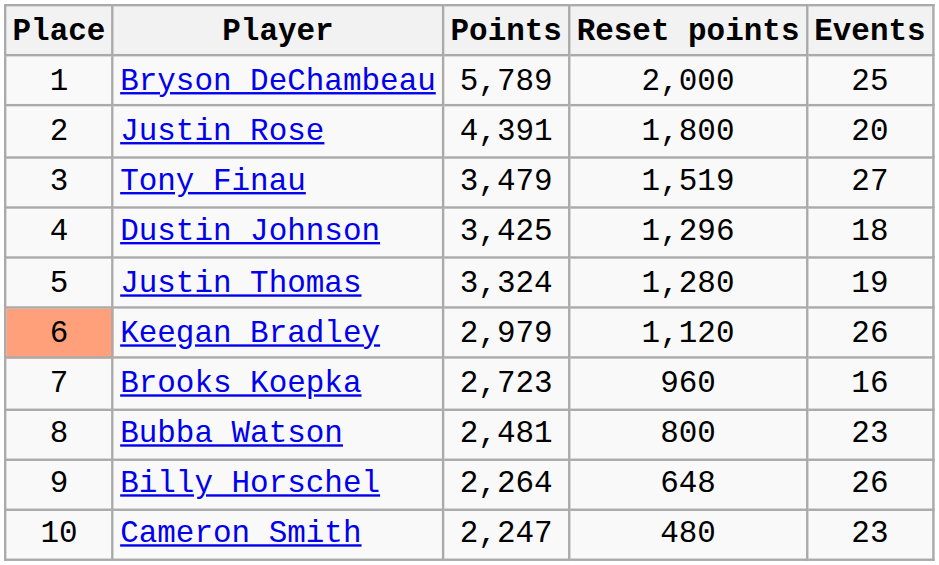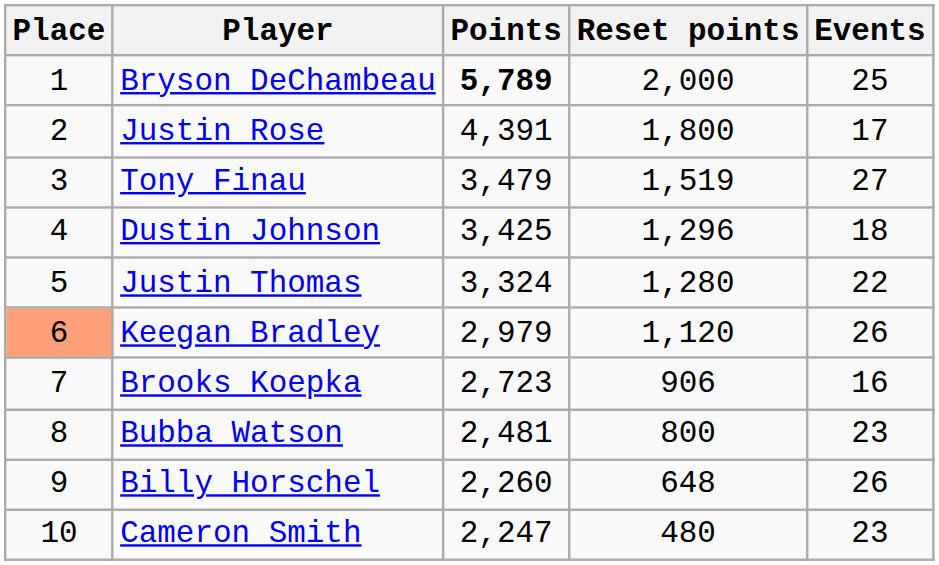(506, 81) normal -> (506, 81) bold
(870, 131) 20 -> (870, 131) 17
(870, 283) 19 -> (870, 283) 22
(688, 383) 960 -> (688, 383) 906
(506, 484) 2,264 -> (506, 484) 2,260
